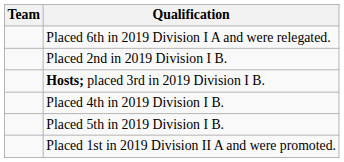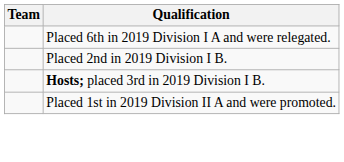- row: (135, 102)
- row: (135, 124)
